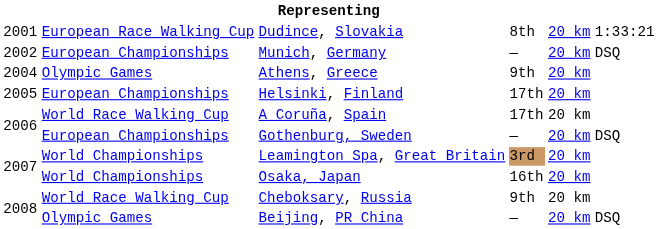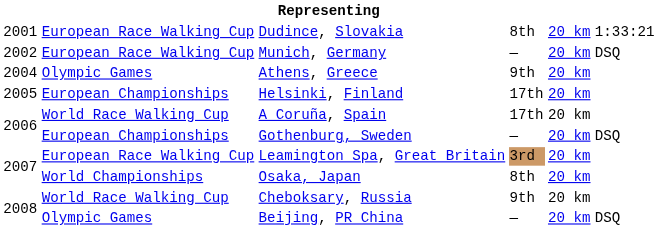(135, 53) European Championships -> (148, 53) European Race Walking Cup
(122, 156) World Championships -> (148, 156) European Race Walking Cup
(527, 177) 16th -> (522, 177) 8th
